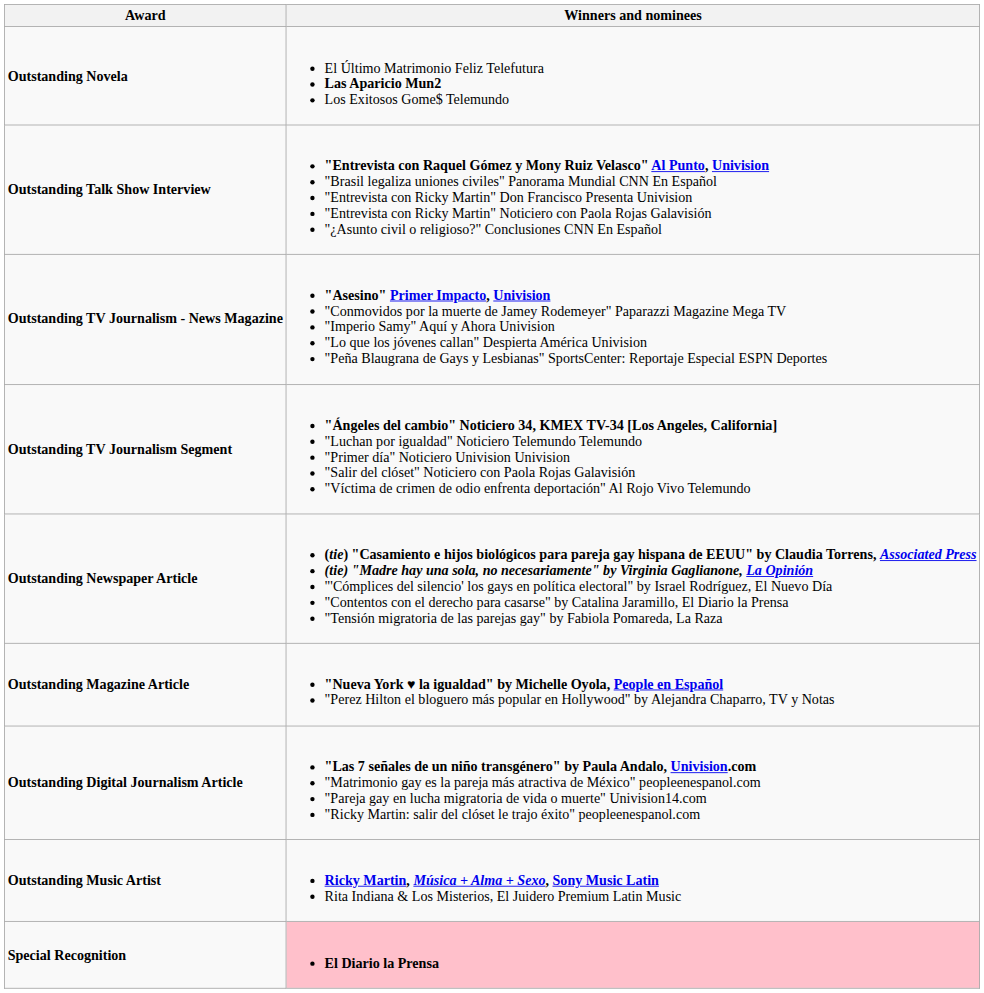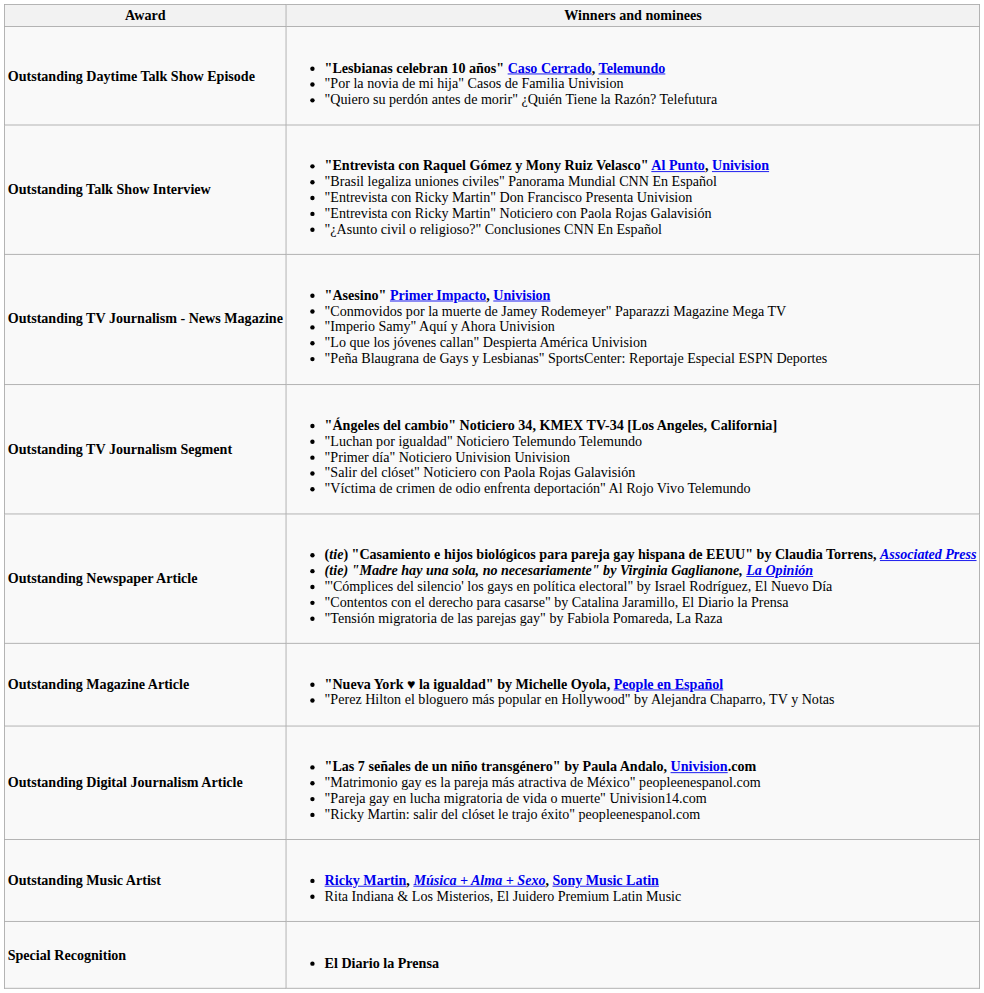- row: (68, 75)
+ row: (131, 75)
(633, 963) pink background -> (633, 963) no background
